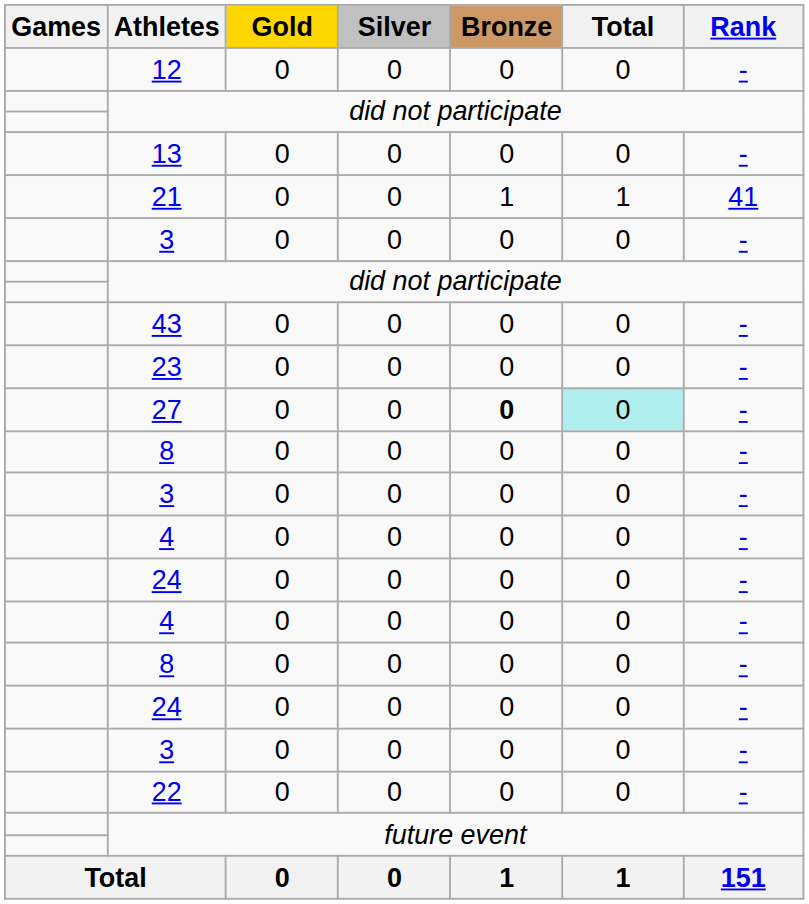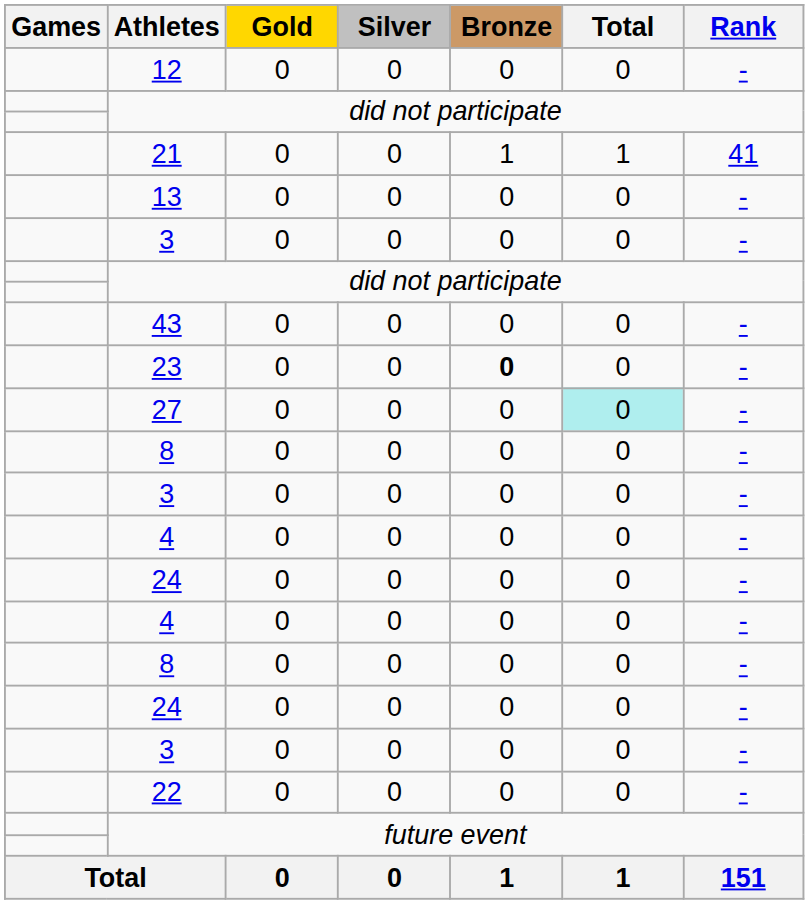rows swapped: (167, 197) <-> (167, 154)
(507, 367) normal -> (507, 367) bold
(507, 409) bold -> (507, 409) normal
